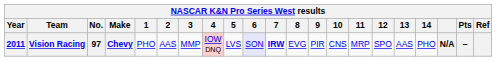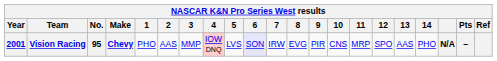(16, 44) 2011 -> (16, 44) 2001
(96, 44) 97 -> (97, 44) 95
(276, 44) bold -> (277, 44) normal
